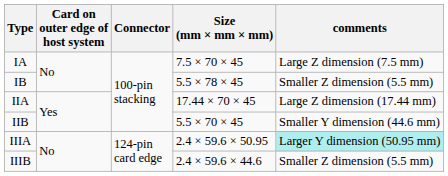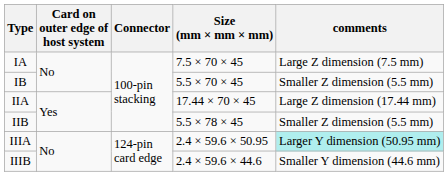(209, 82) 5.5 × 78 × 45 -> (209, 82) 5.5 × 70 × 45
(209, 121) 5.5 × 70 × 45 -> (209, 121) 5.5 × 78 × 45
(359, 121) Smaller Y dimension (44.6 mm) -> (356, 121) Smaller Z dimension (5.5 mm)
(356, 161) Smaller Z dimension (5.5 mm) -> (359, 161) Smaller Y dimension (44.6 mm)
